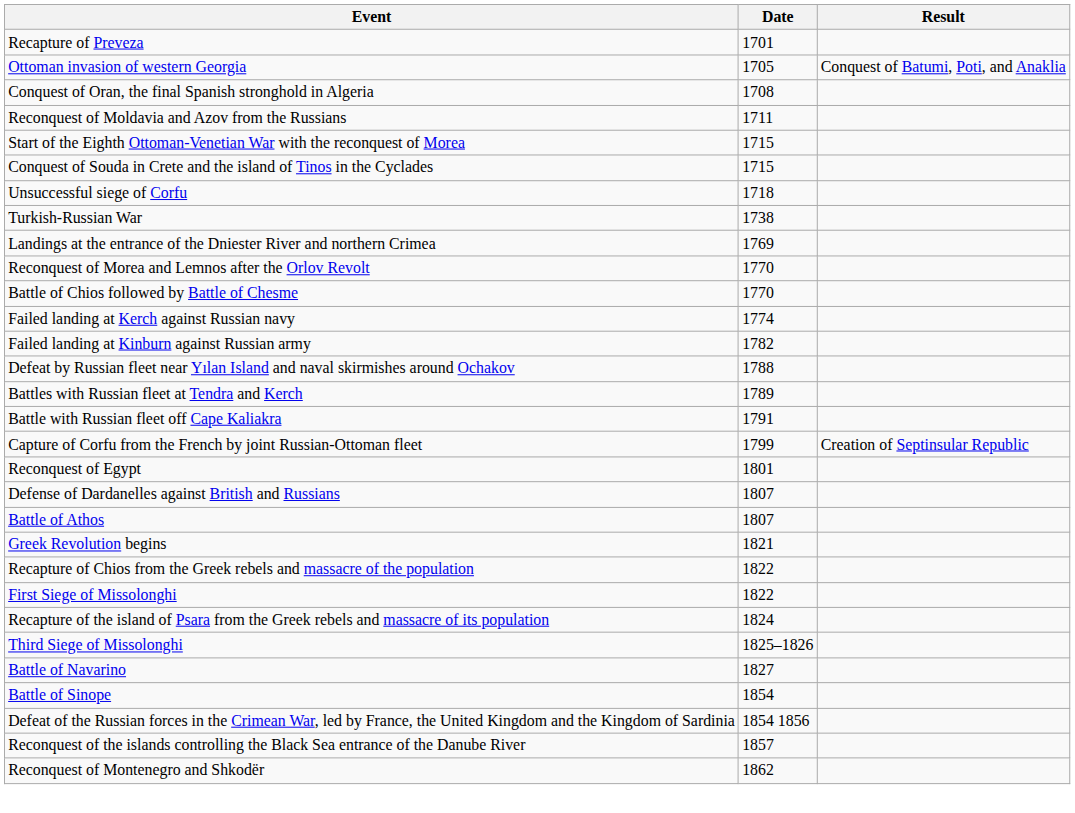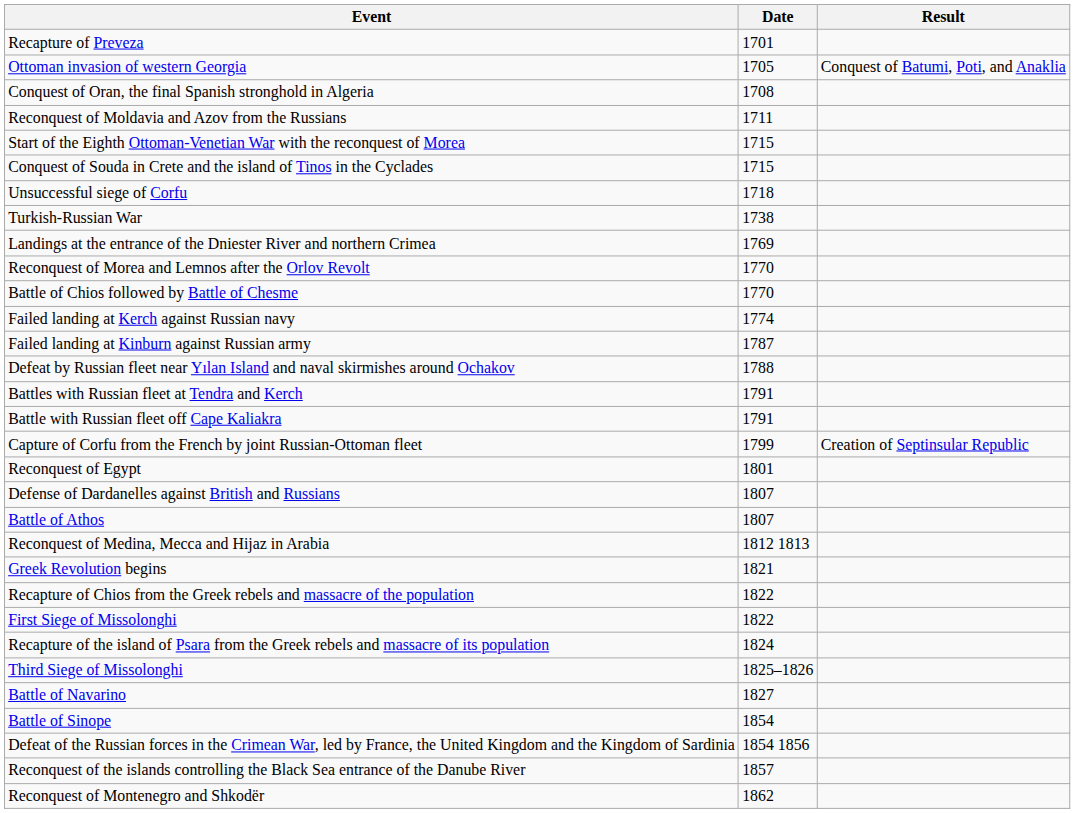(758, 343) 1782 -> (758, 343) 1787
(758, 393) 1789 -> (758, 393) 1791
+ row: (169, 544)
